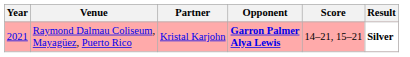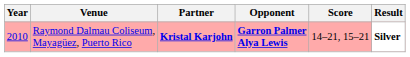(17, 37) 2021 -> (17, 37) 2010
(193, 37) normal -> (196, 37) bold
